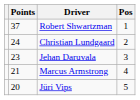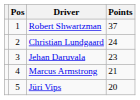columns swapped: (126, 11) <-> (23, 11)
